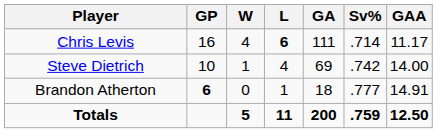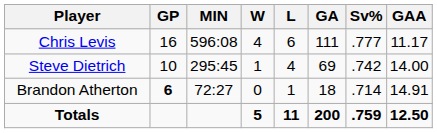+ column: (214, 16)
(284, 41) bold -> (291, 41) normal
(365, 41) .714 -> (366, 41) .777
(365, 90) .777 -> (366, 90) .714
